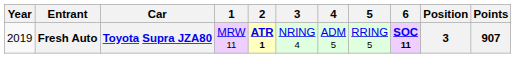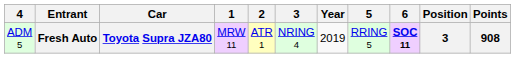columns swapped: (20, 14) <-> (333, 14)
(262, 38) bold -> (262, 38) normal
(491, 38) 907 -> (490, 38) 908
